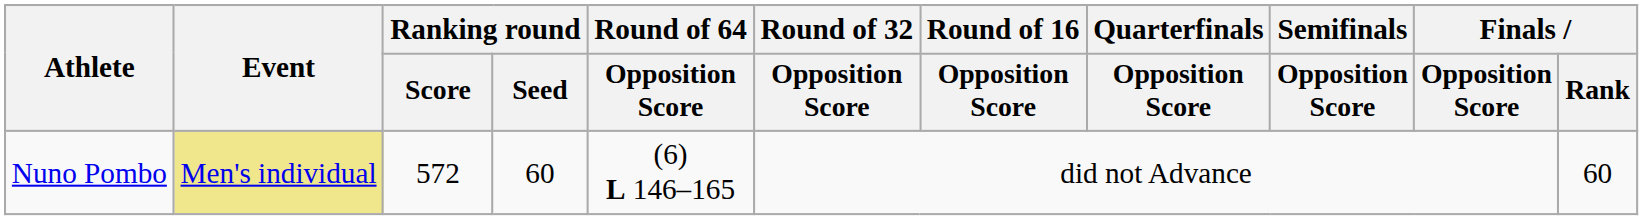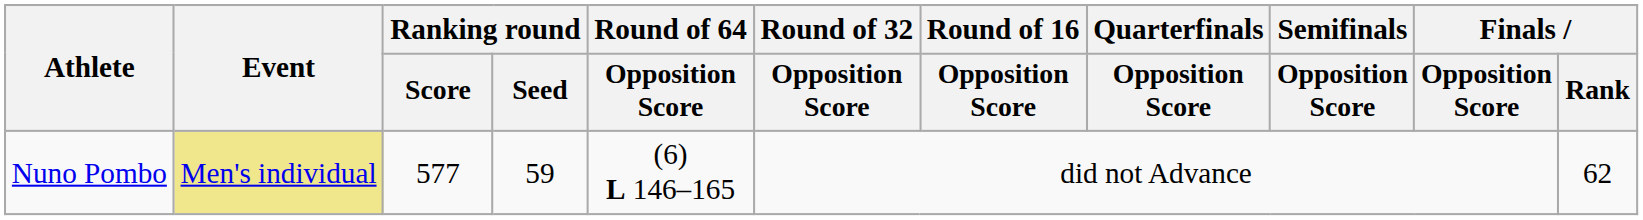(438, 172) 572 -> (438, 172) 577
(540, 172) 60 -> (540, 172) 59
(1598, 172) 60 -> (1598, 172) 62
